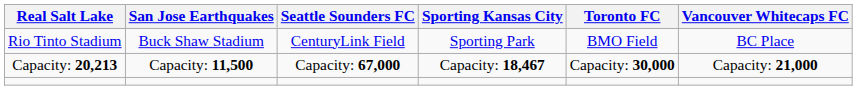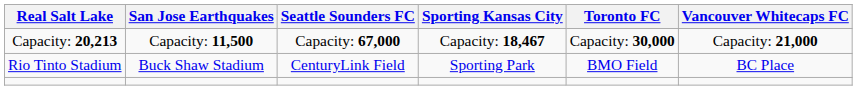rows swapped: (65, 41) <-> (65, 65)
